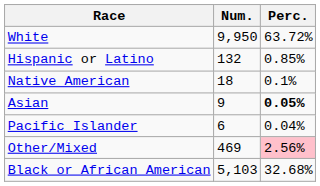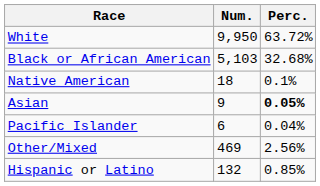rows swapped: (109, 170) <-> (81, 60)
(284, 148) pink background -> (284, 148) no background
